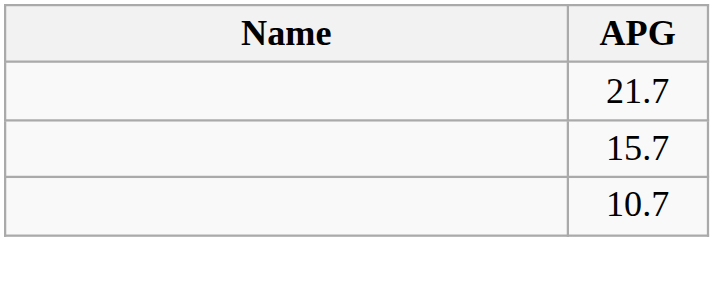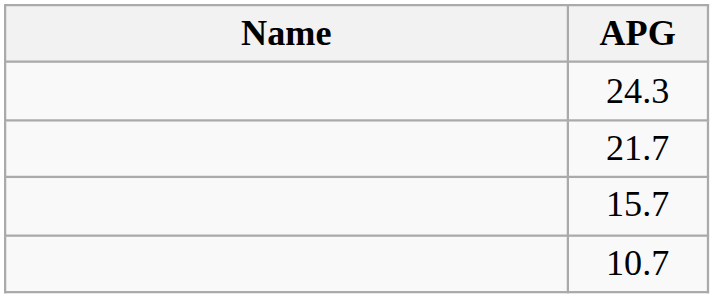+ row: (638, 90)
